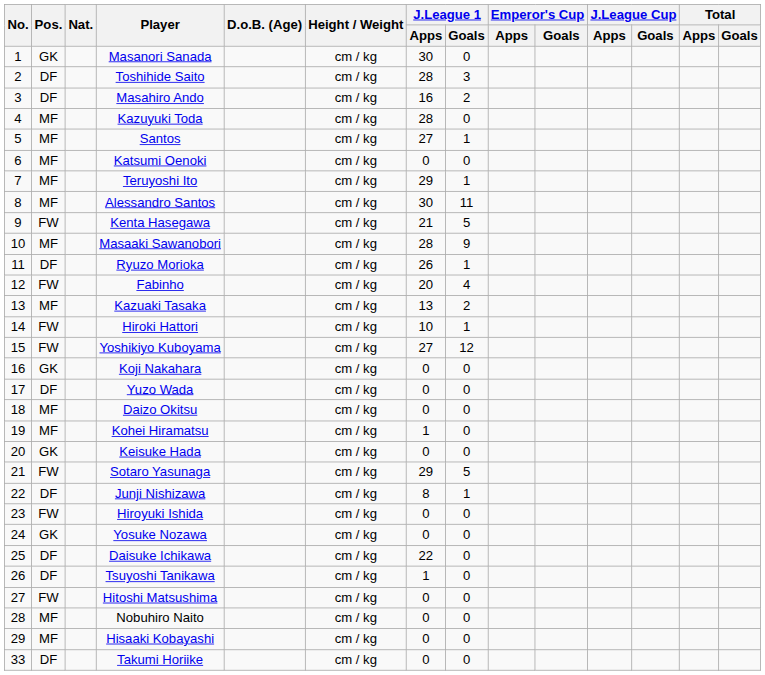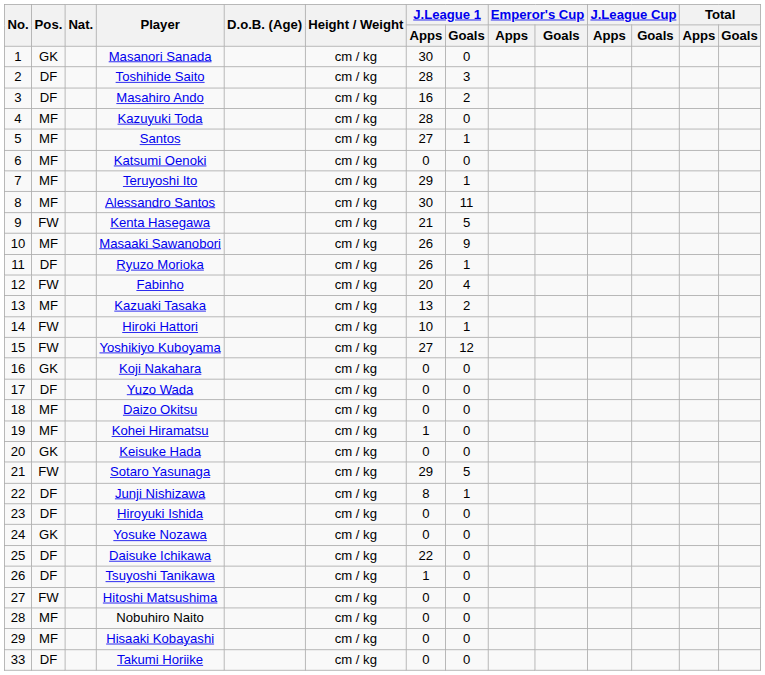(426, 243) 28 -> (426, 243) 26
(48, 514) FW -> (48, 514) DF
